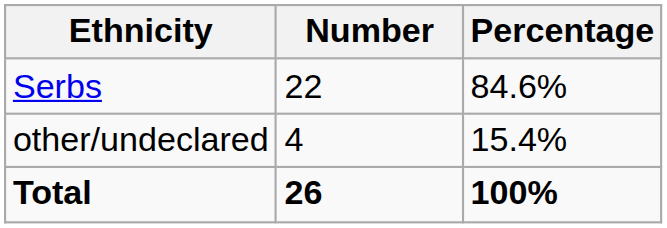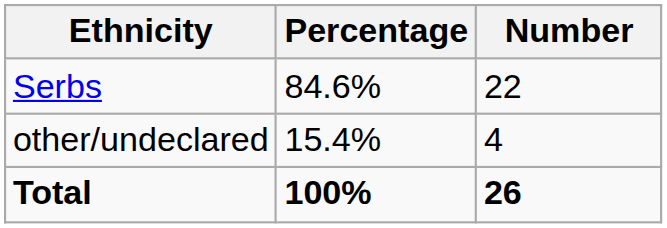columns swapped: (370, 31) <-> (562, 31)
